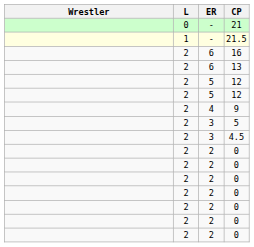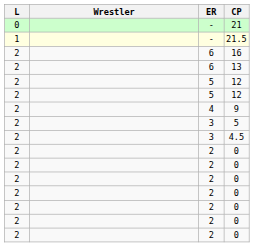columns swapped: (89, 11) <-> (186, 11)
